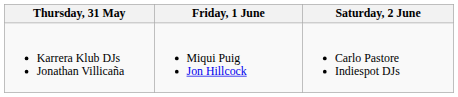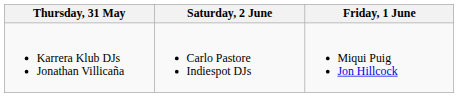columns swapped: (228, 13) <-> (378, 13)
